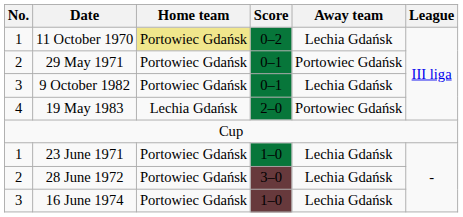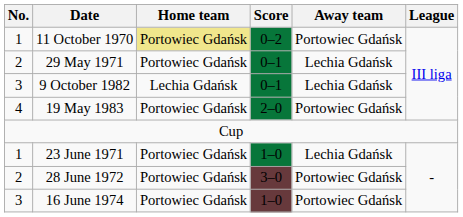(349, 39) Lechia Gdańsk -> (349, 39) Portowiec Gdańsk
(349, 62) Portowiec Gdańsk -> (349, 62) Lechia Gdańsk
(194, 85) Portowiec Gdańsk -> (194, 85) Lechia Gdańsk
(194, 108) Lechia Gdańsk -> (194, 108) Portowiec Gdańsk
(349, 177) Lechia Gdańsk -> (349, 177) Portowiec Gdańsk
(349, 200) Lechia Gdańsk -> (349, 200) Portowiec Gdańsk
